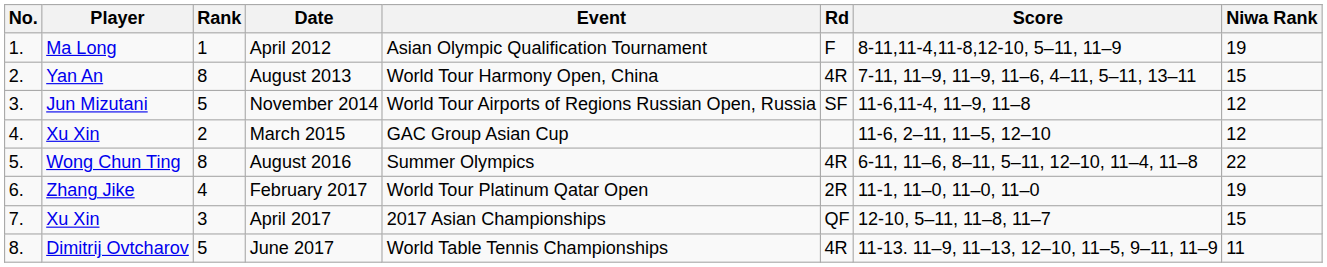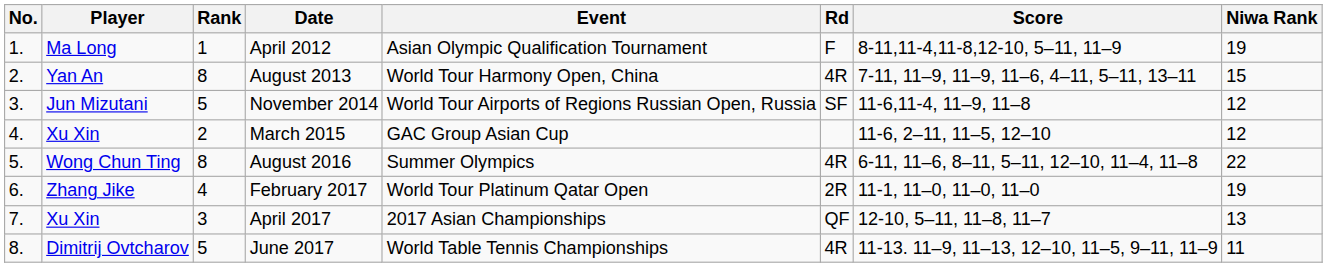(1236, 219) 15 -> (1236, 219) 13
